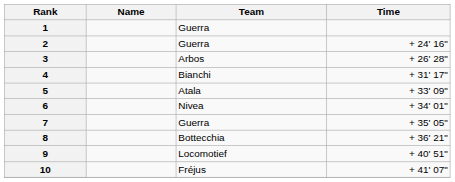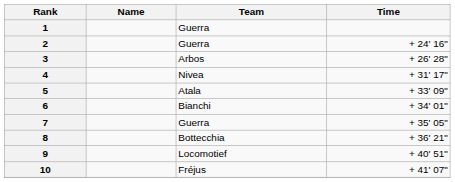(195, 75) Bianchi -> (191, 75) Nivea
(191, 106) Nivea -> (195, 106) Bianchi
